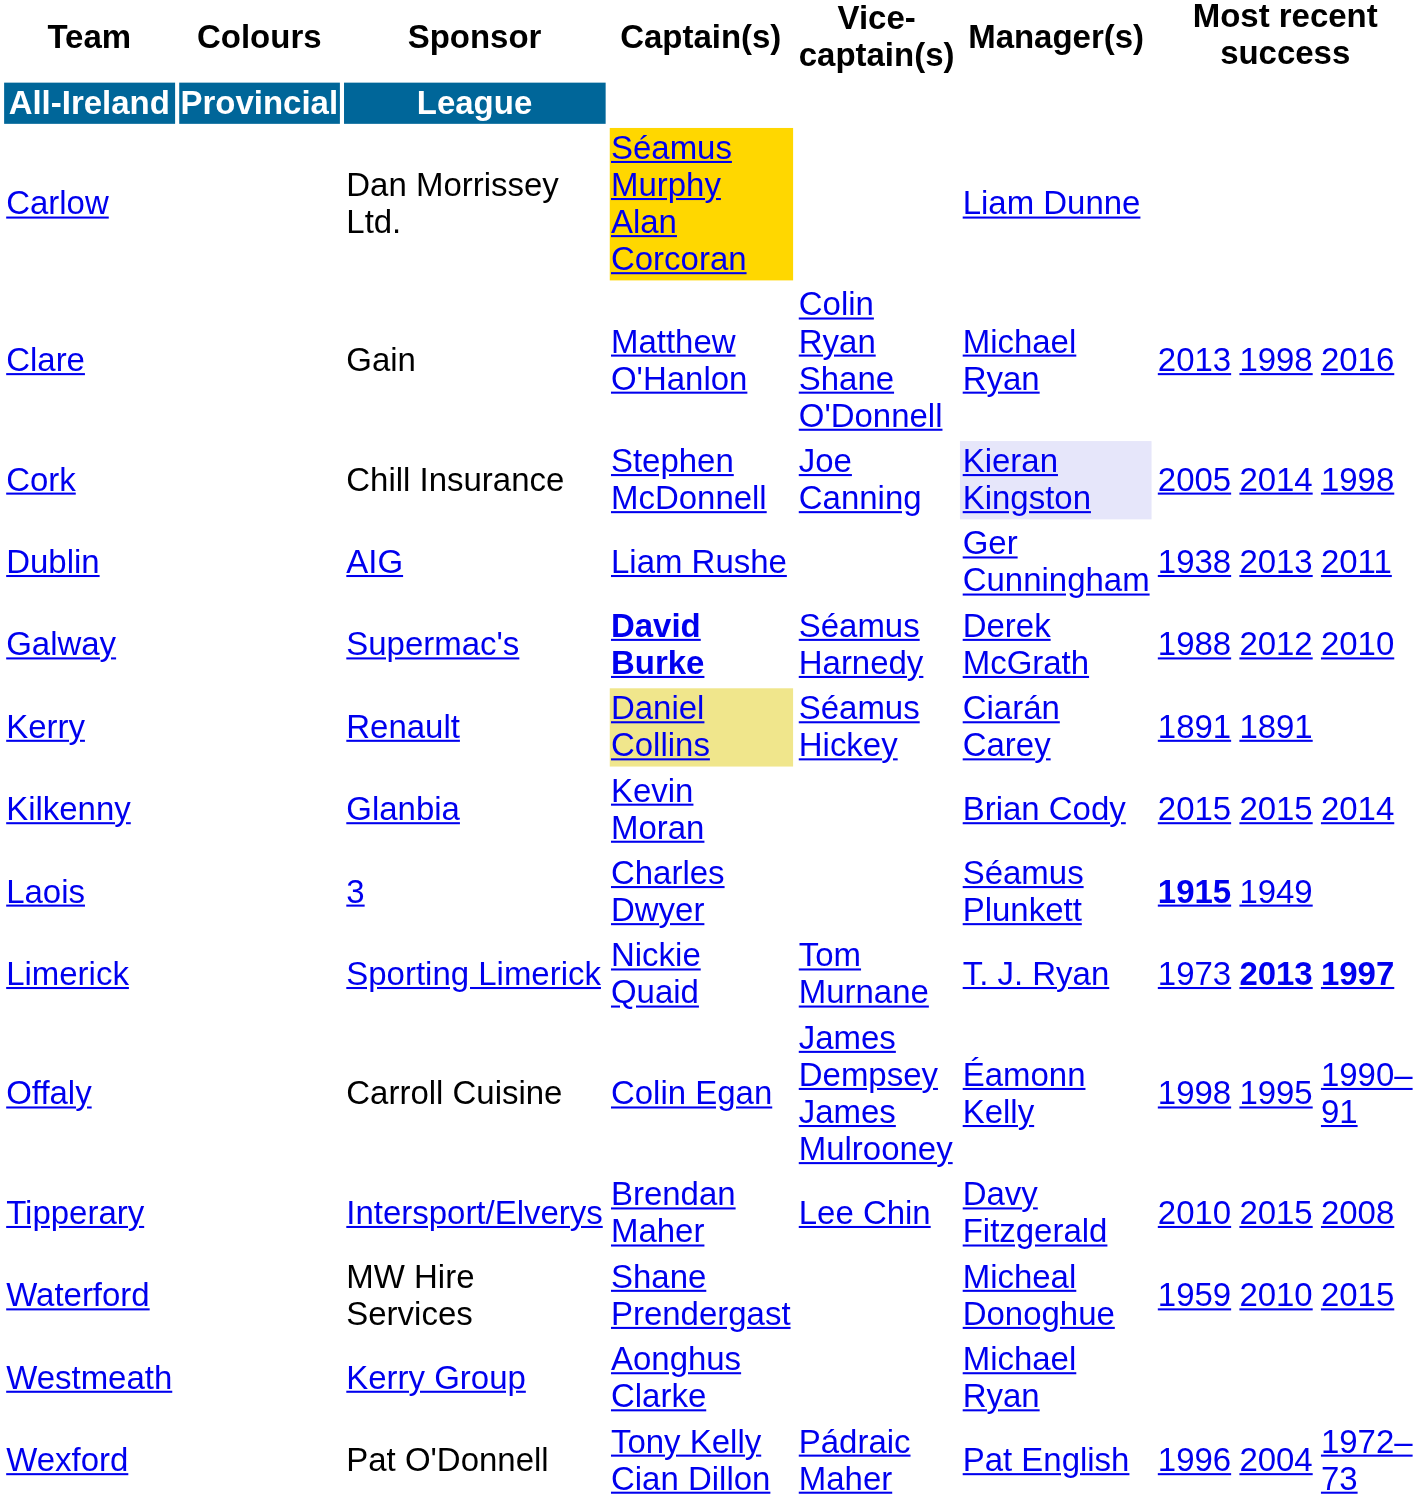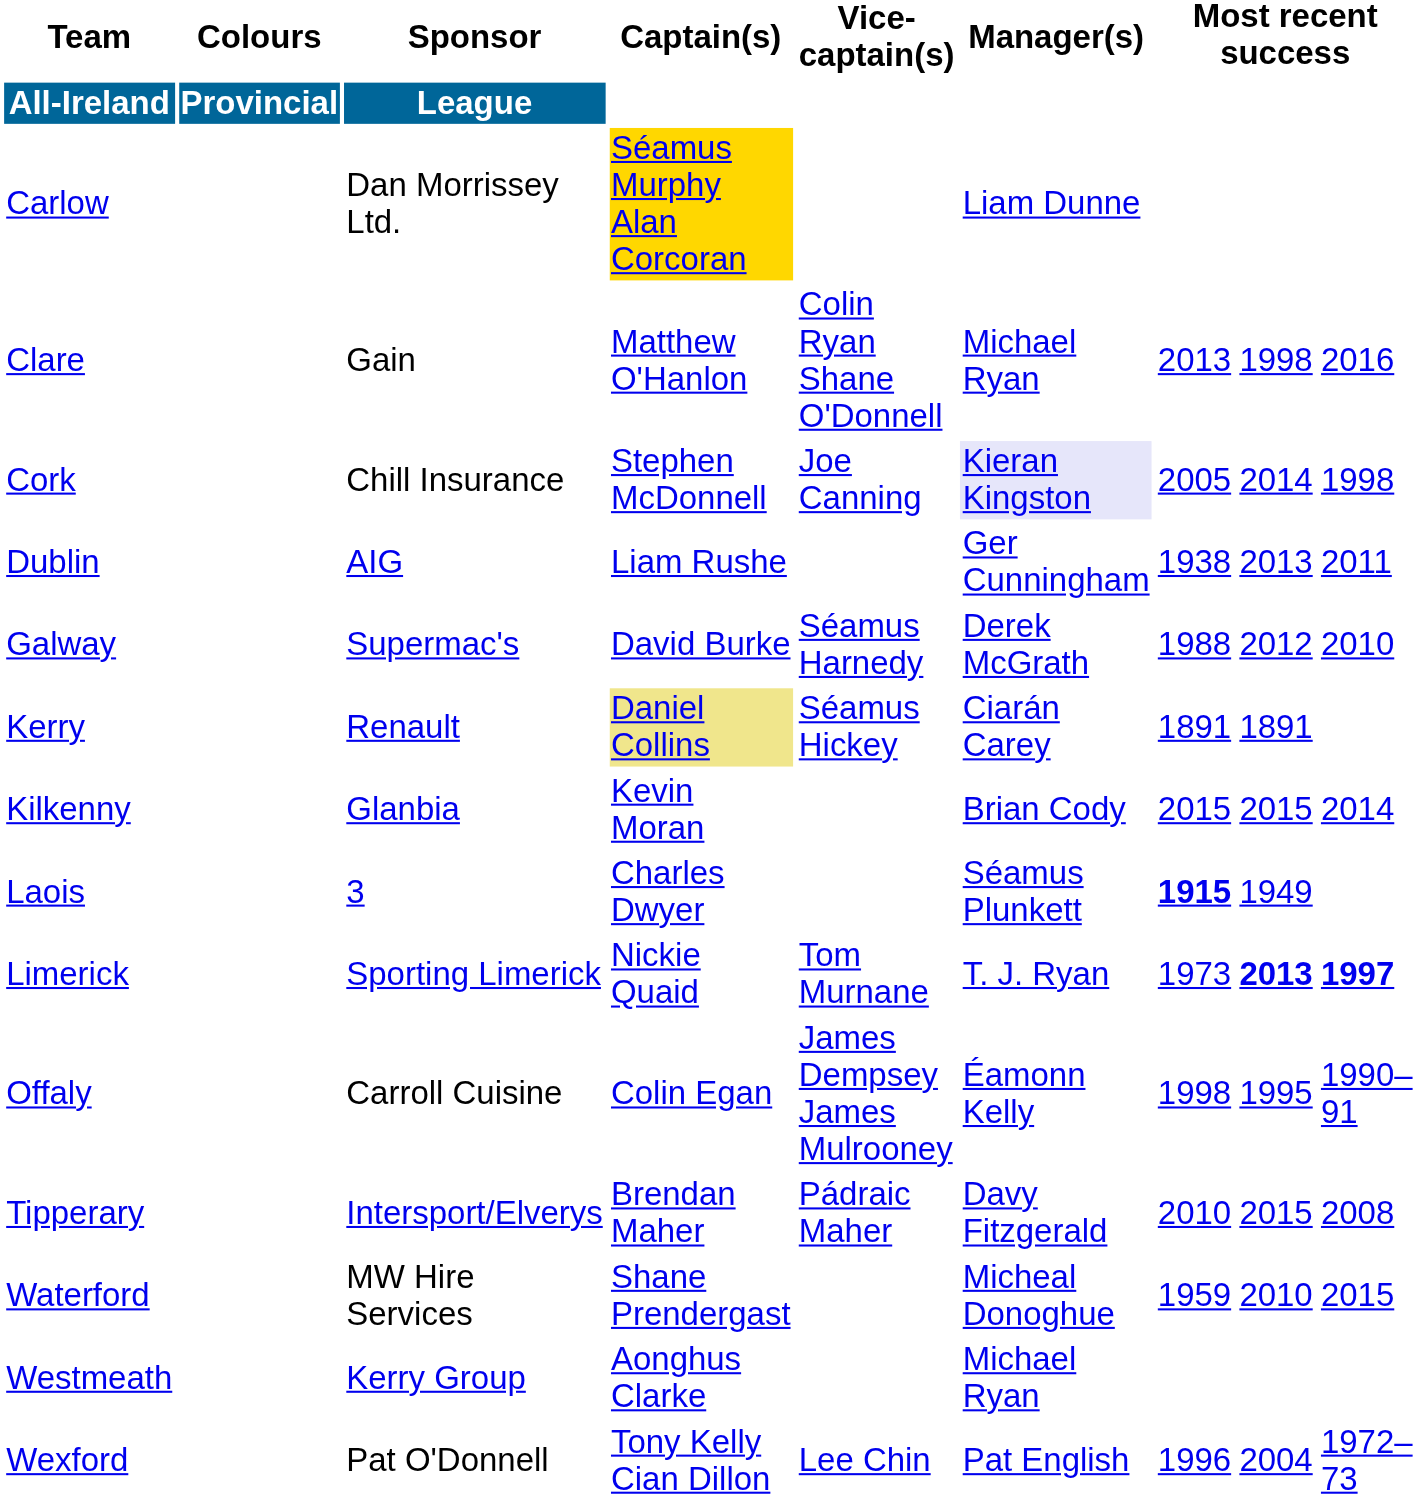(658, 644) bold -> (701, 644) normal
(865, 1213) Lee Chin -> (855, 1213) Pádraic Maher
(855, 1460) Pádraic Maher -> (865, 1460) Lee Chin
